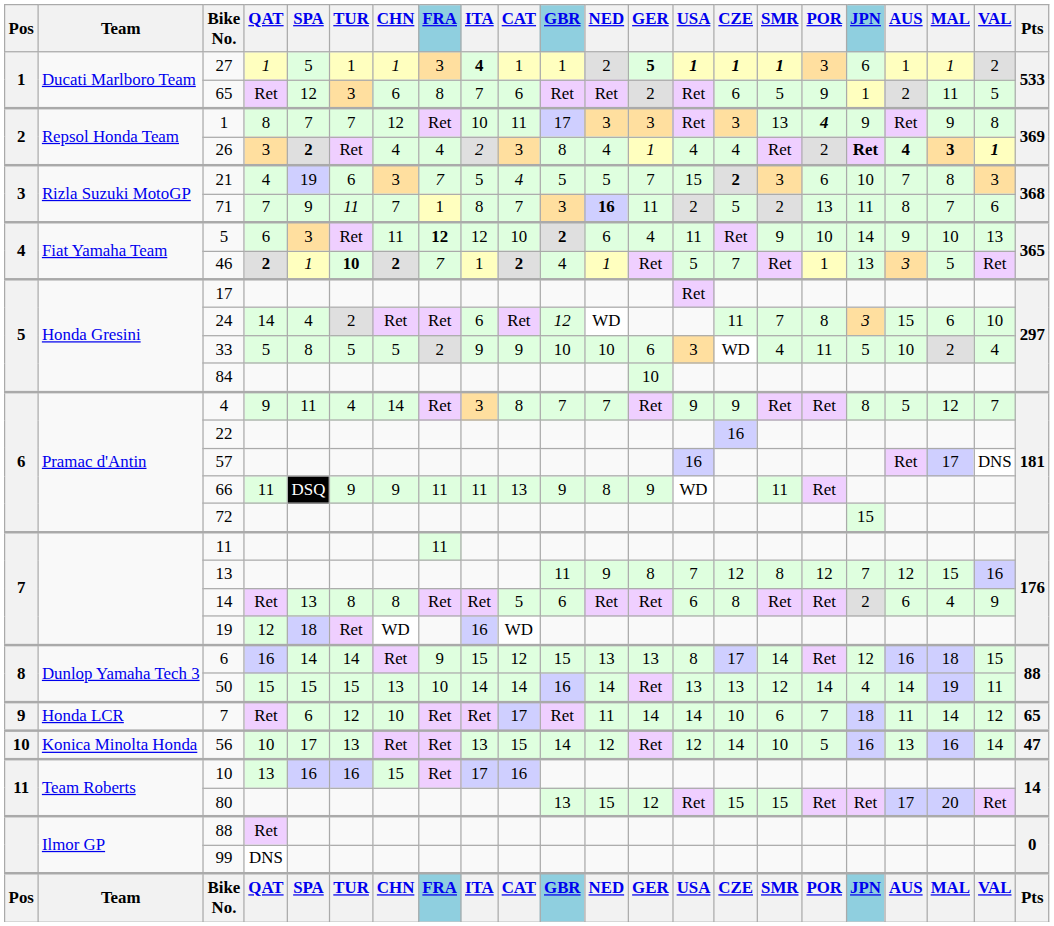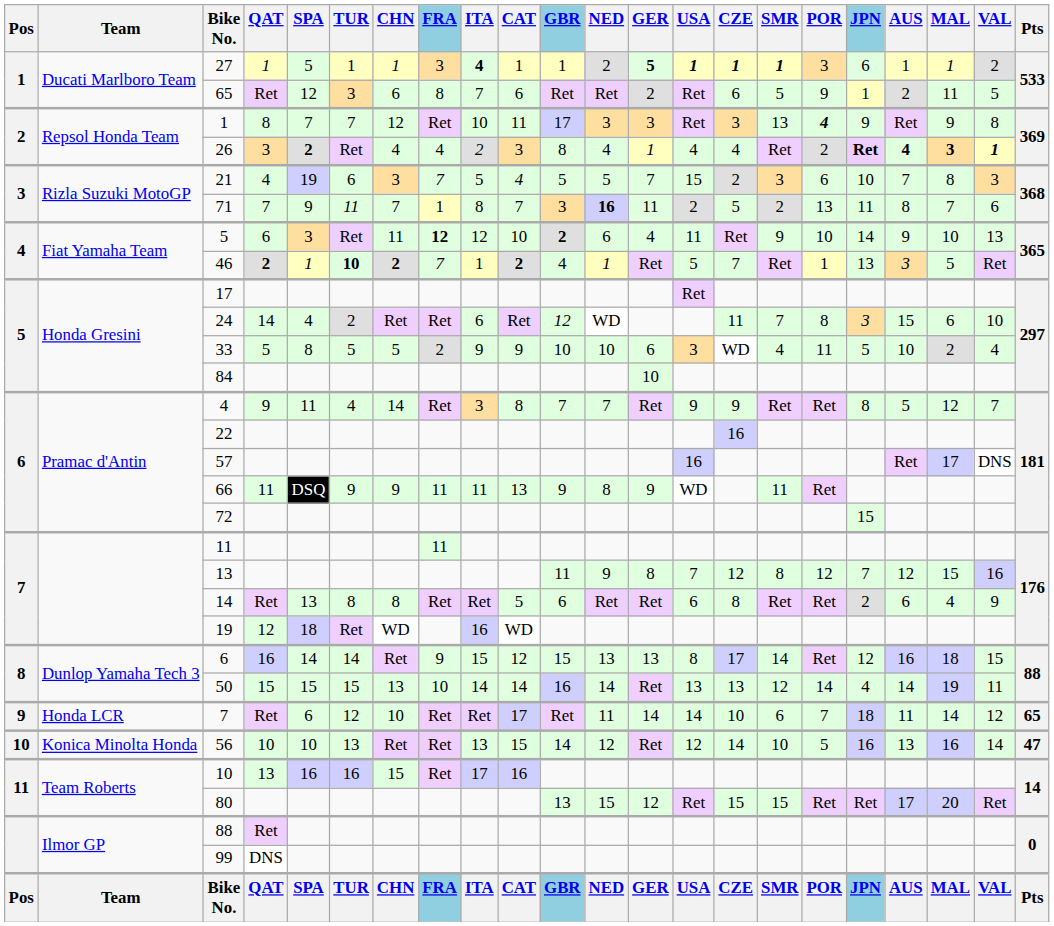(736, 179) bold -> (736, 179) normal
(308, 744) 17 -> (308, 744) 10
